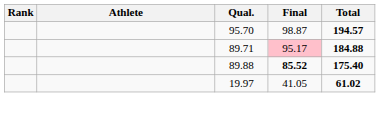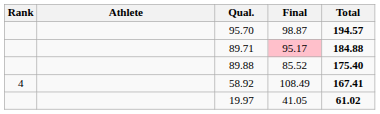(295, 65) bold -> (295, 65) normal
+ row: (241, 83)
